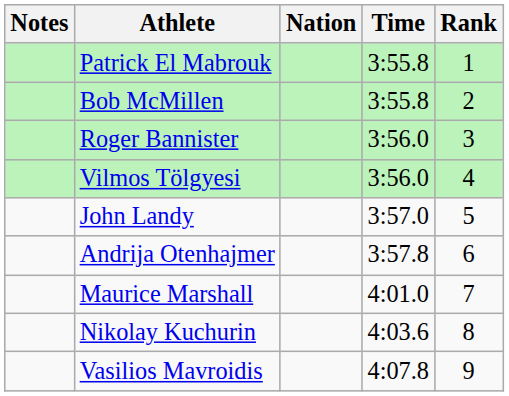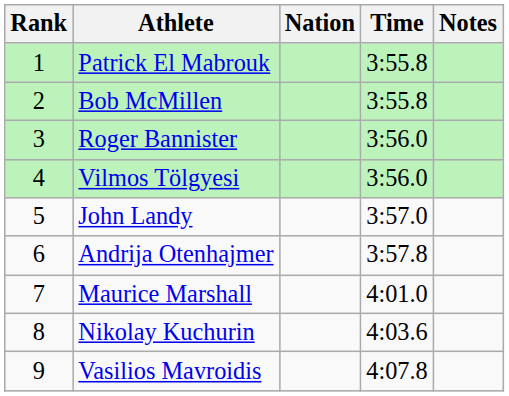columns swapped: (469, 23) <-> (39, 23)
